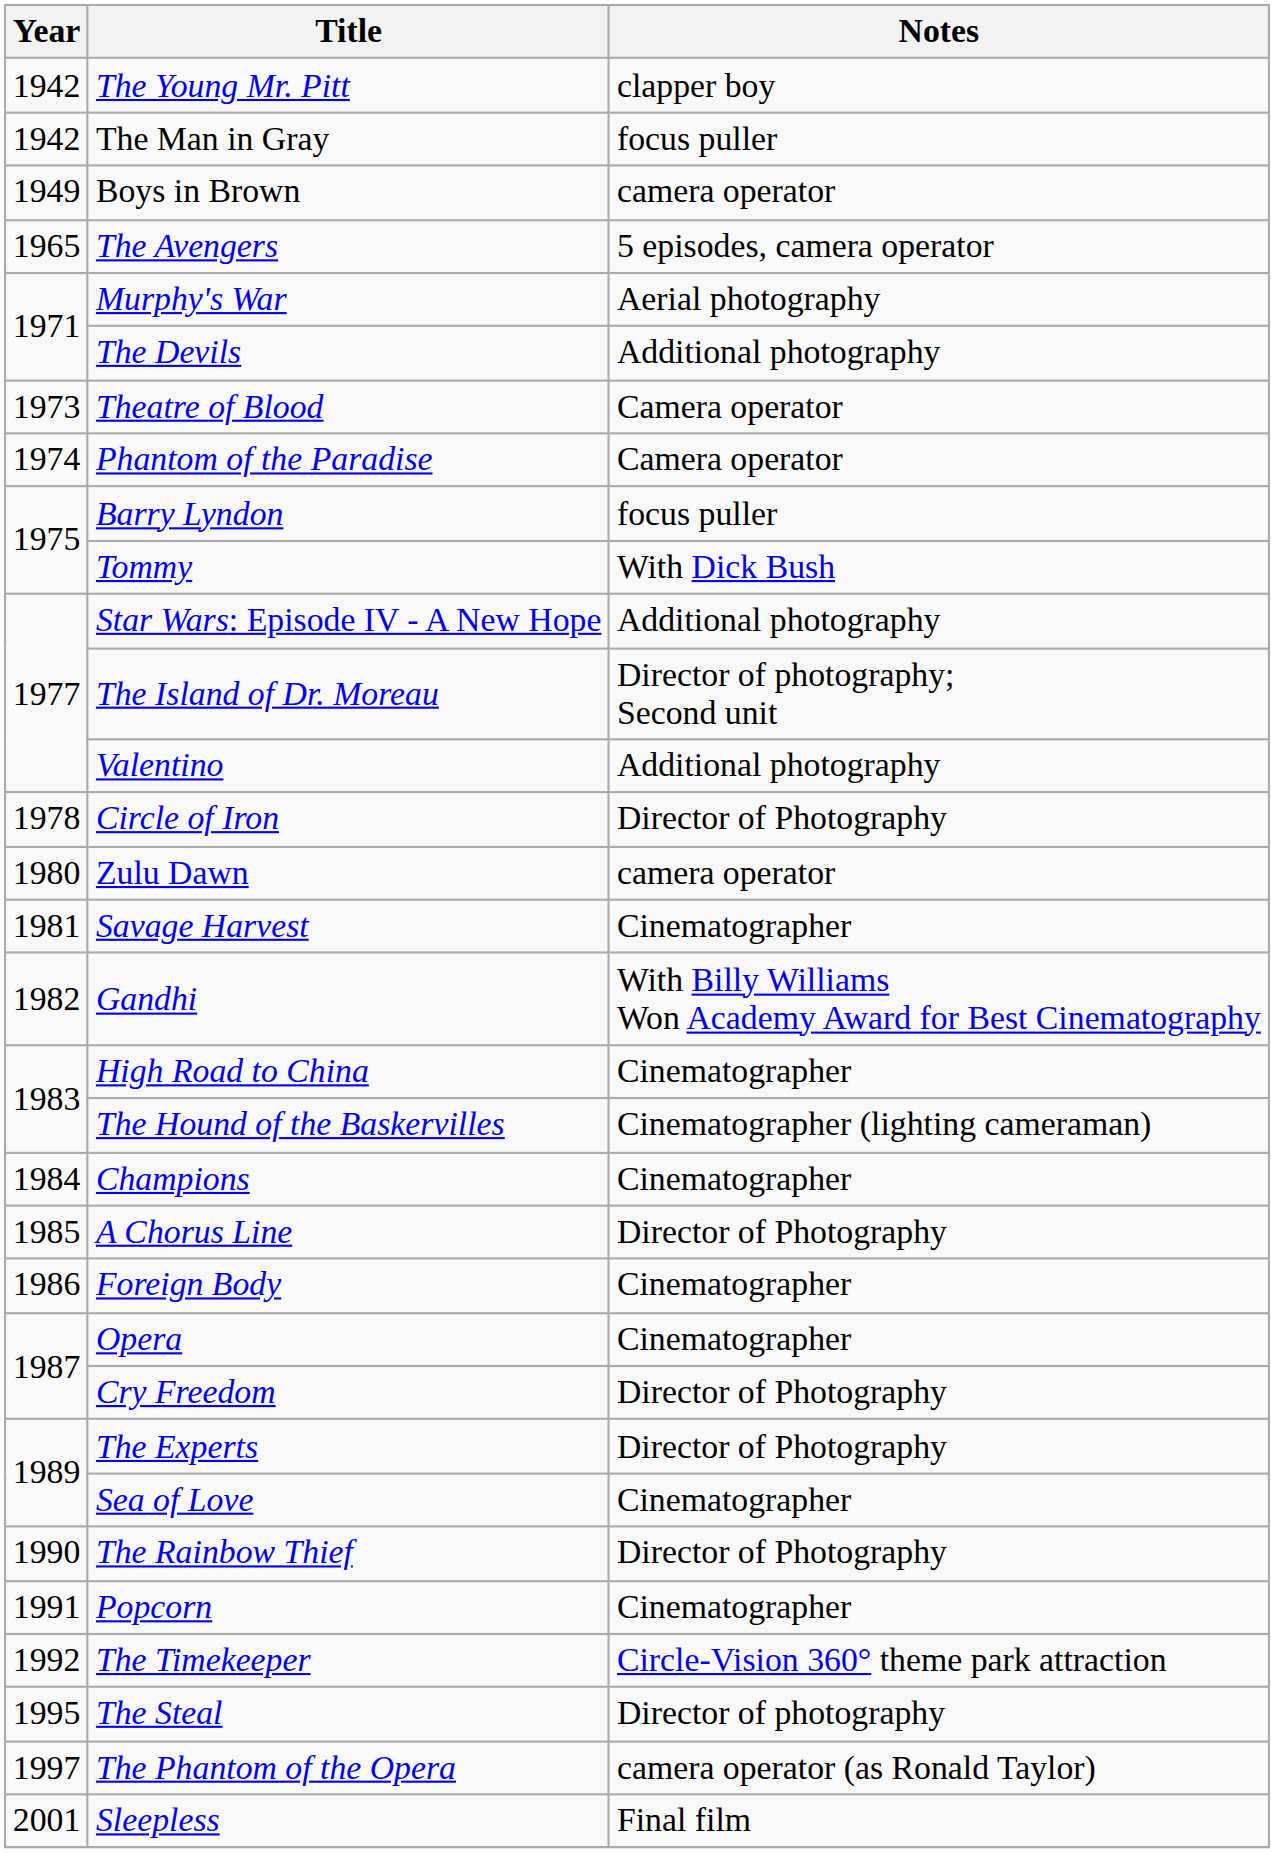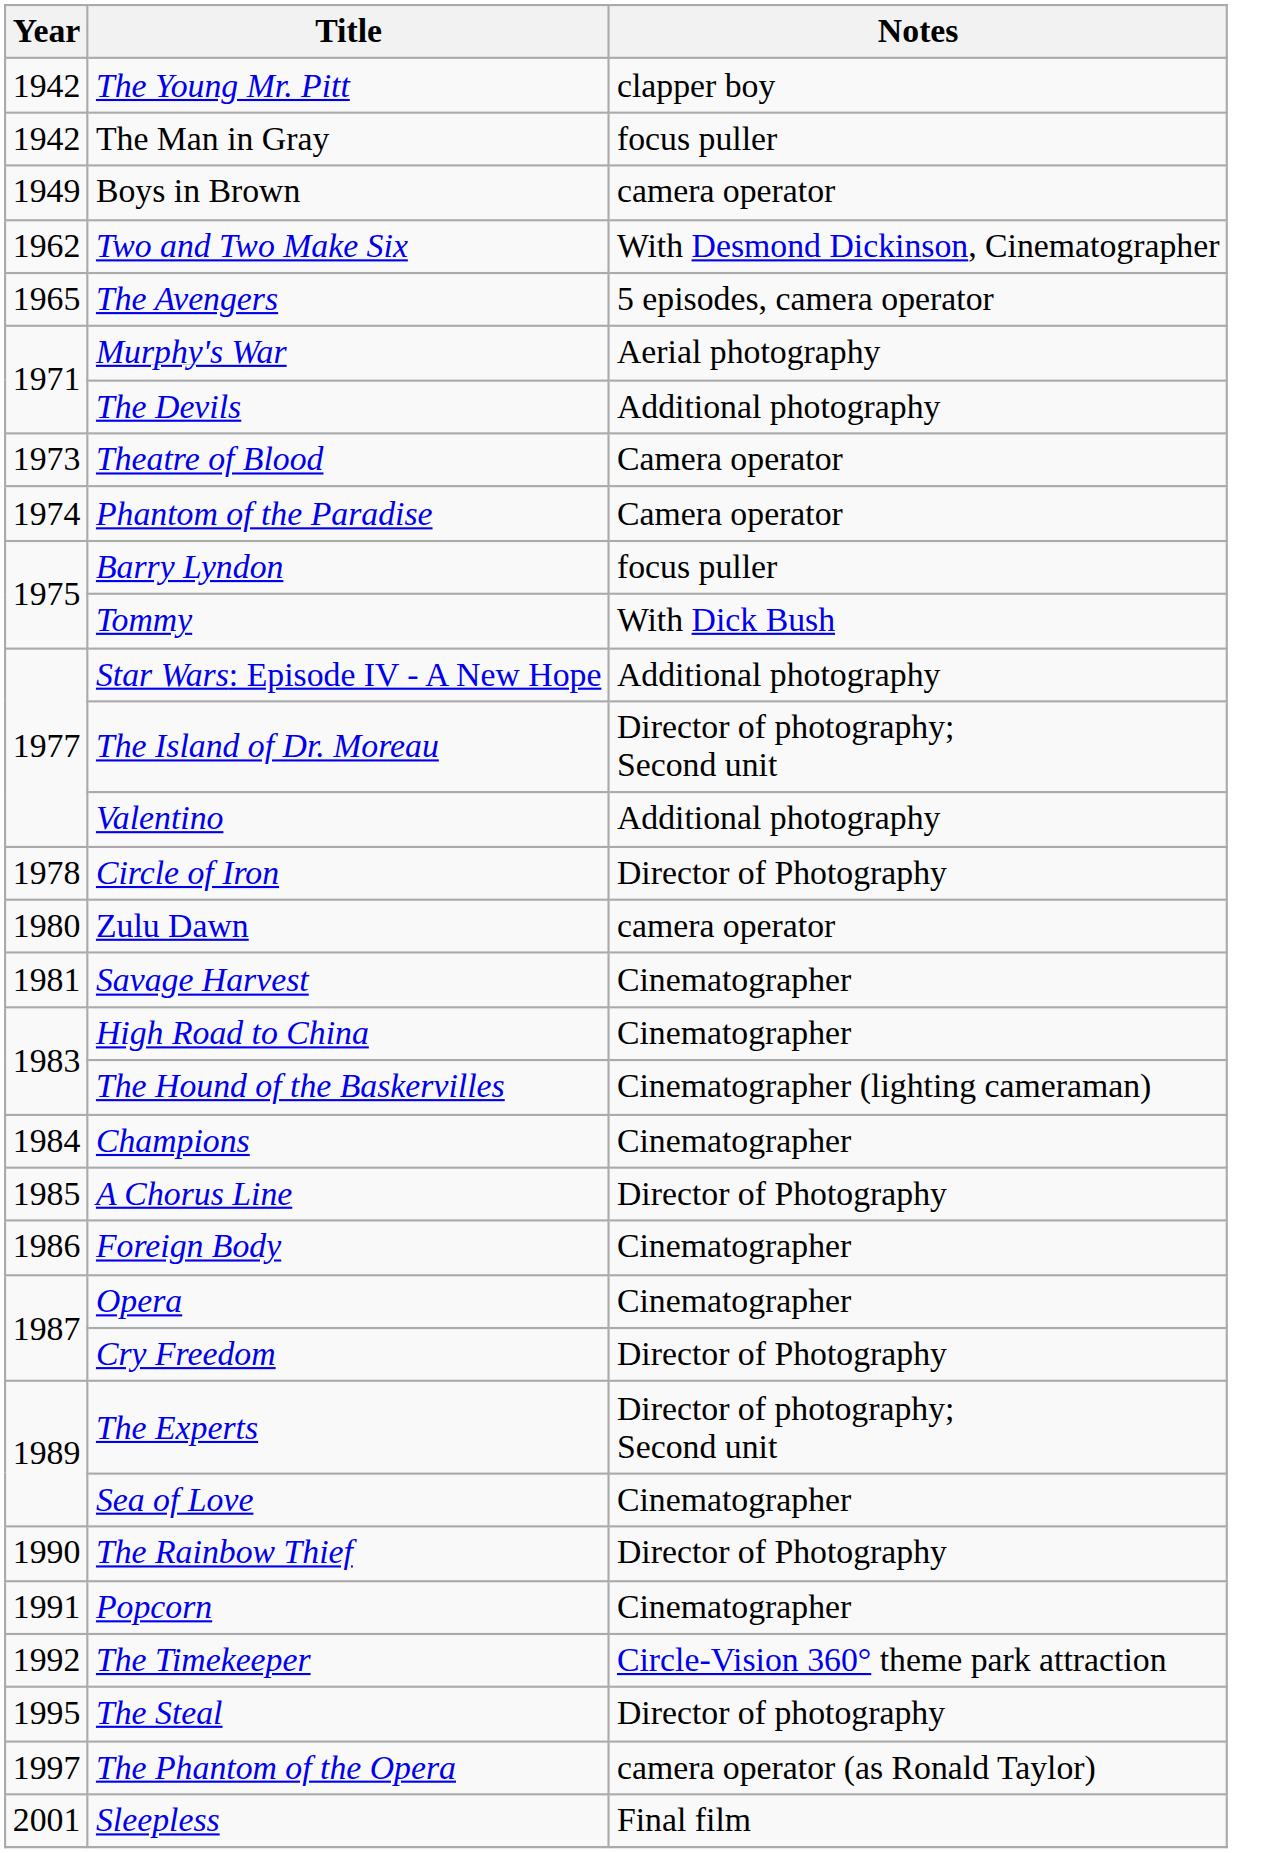+ row: (252, 245)
- row: (147, 998)
(782, 1445) Director of Photography -> (786, 1426) Director of photography; Second unit
